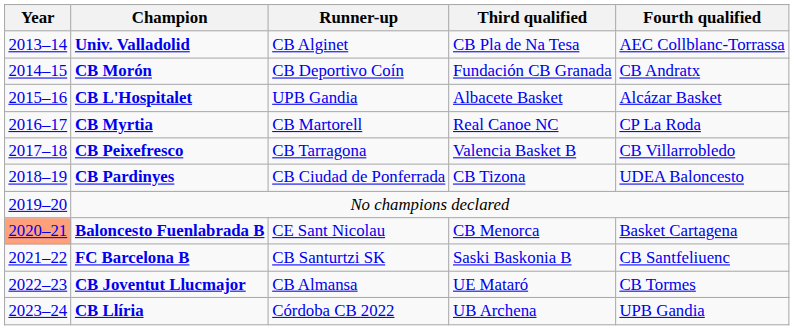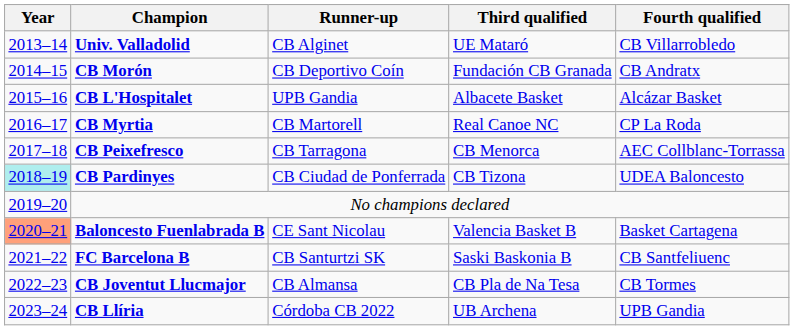(516, 44) CB Pla de Na Tesa -> (491, 44) UE Mataró
(702, 44) AEC Collblanc-Torrassa -> (677, 44) CB Villarrobledo
(515, 151) Valencia Basket B -> (496, 151) CB Menorca
(677, 151) CB Villarrobledo -> (702, 151) AEC Collblanc-Torrassa
(38, 177) no background -> (38, 177) paleturquoise background
(496, 230) CB Menorca -> (515, 230) Valencia Basket B
(491, 284) UE Mataró -> (516, 284) CB Pla de Na Tesa
